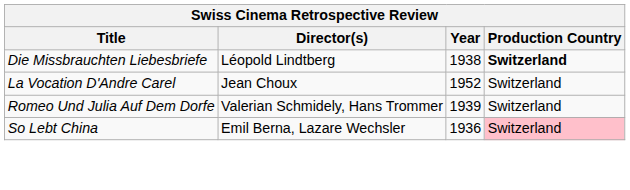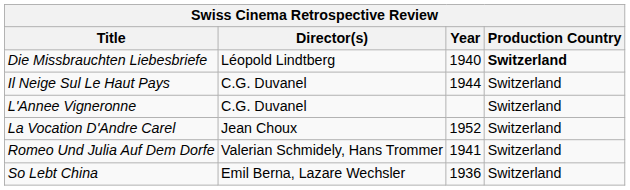(465, 60) 1938 -> (465, 60) 1940
+ row: (89, 83)
+ row: (72, 106)
(465, 106) 1939 -> (465, 151) 1941
(525, 128) pink background -> (525, 173) no background
